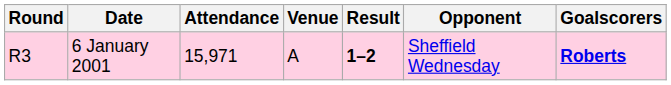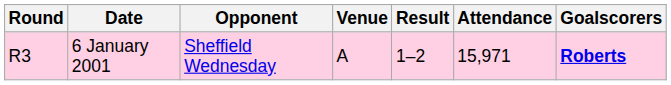columns swapped: (480, 18) <-> (232, 18)
(361, 55) bold -> (411, 55) normal
